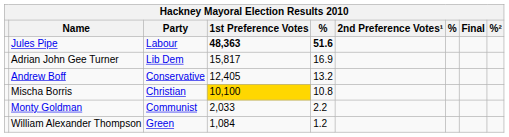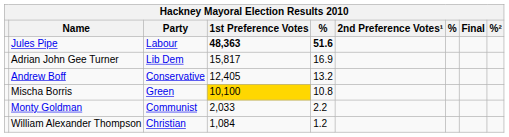(166, 92) Christian -> (160, 92) Green
(160, 124) Green -> (166, 124) Christian
